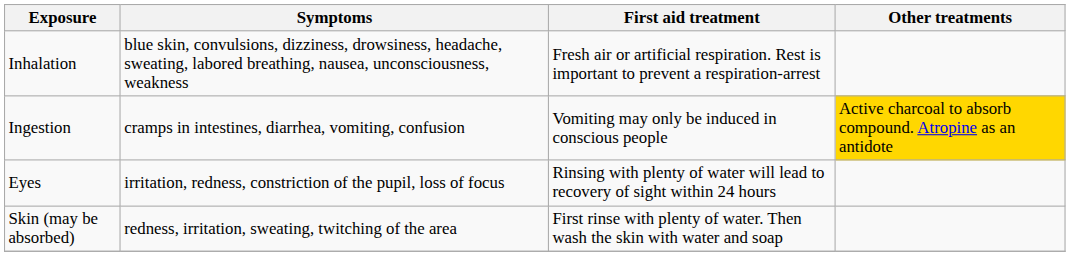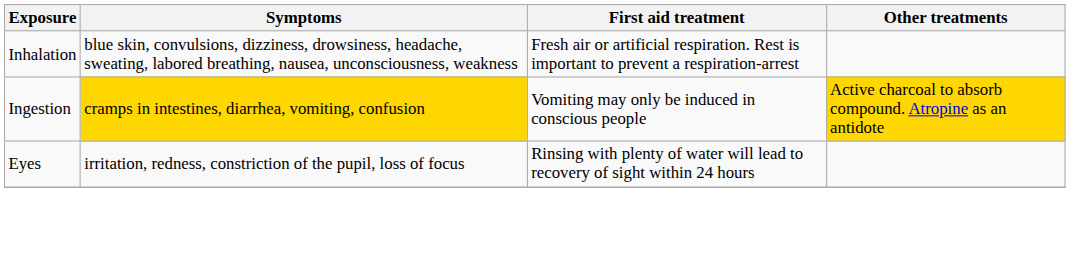(295, 127) no background -> (255, 108) gold background
- row: (53, 228)
